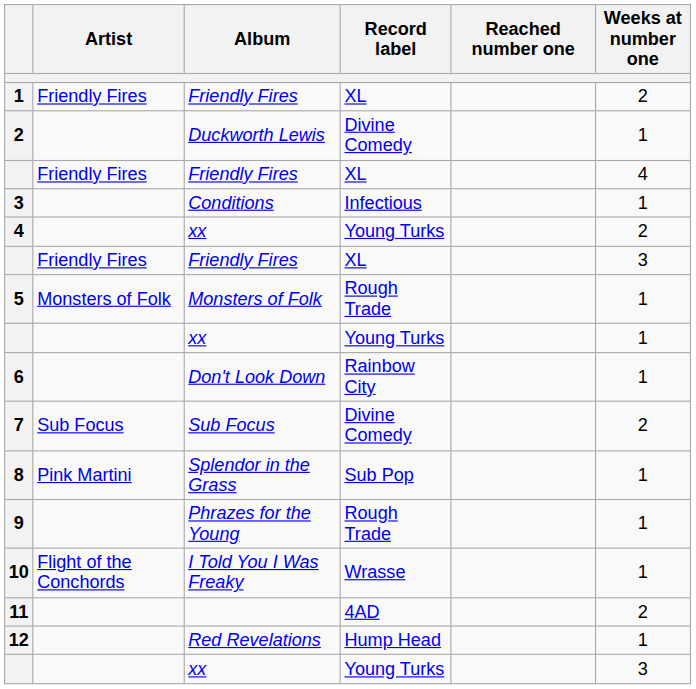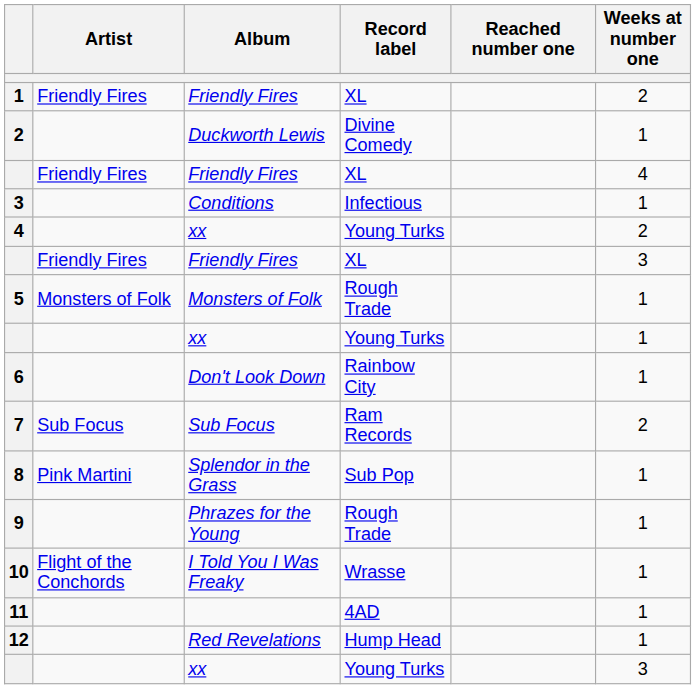(378, 425) Divine Comedy -> (378, 425) Ram Records
(643, 611) 2 -> (643, 611) 1
